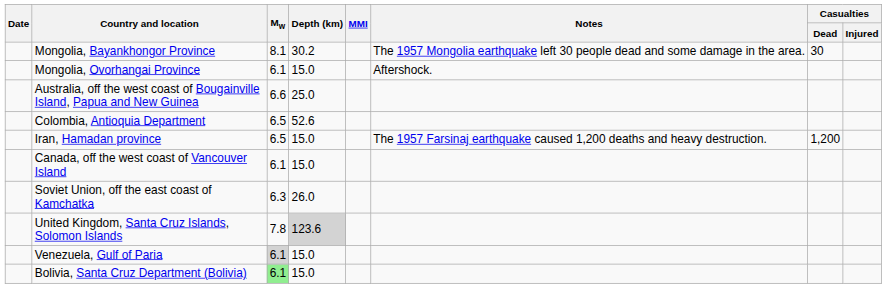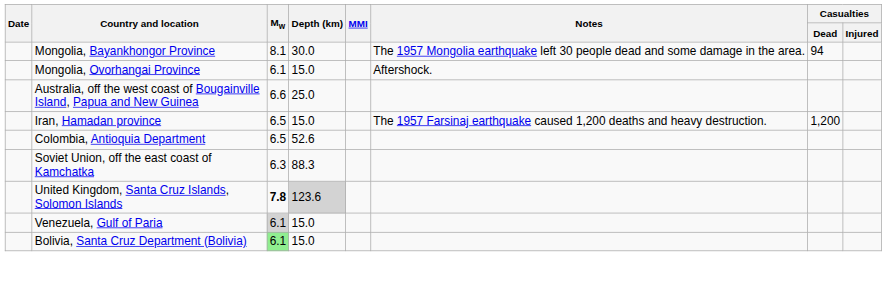(303, 51) 30.2 -> (303, 51) 30.0
(817, 51) 30 -> (817, 51) 94
rows swapped: (120, 121) <-> (98, 139)
- row: (141, 165)
(303, 197) 26.0 -> (303, 165) 88.3
(278, 229) normal -> (278, 197) bold
